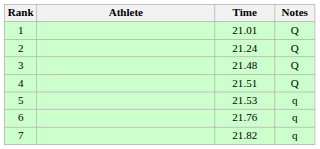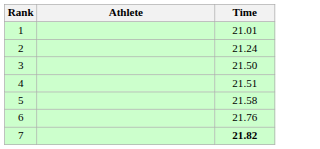- column: (295, 13)
(245, 65) 21.48 -> (245, 65) 21.50
(245, 100) 21.53 -> (245, 100) 21.58
(245, 135) normal -> (245, 135) bold
